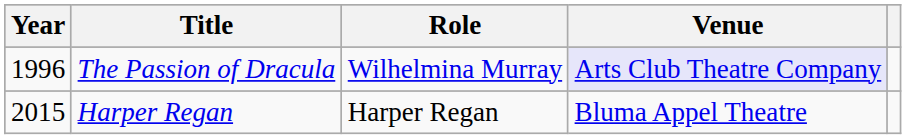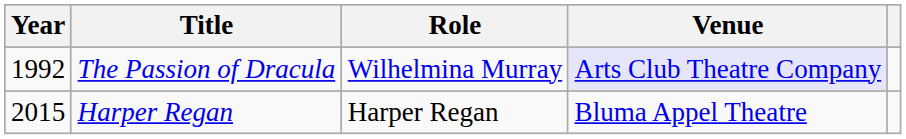(38, 68) 1996 -> (38, 68) 1992
